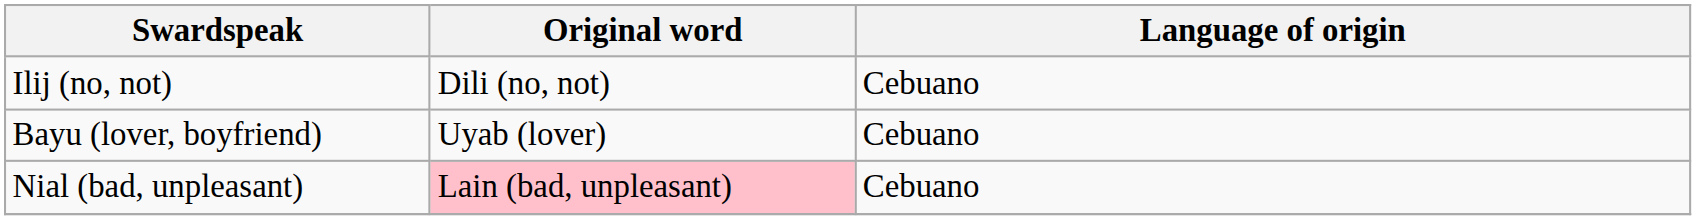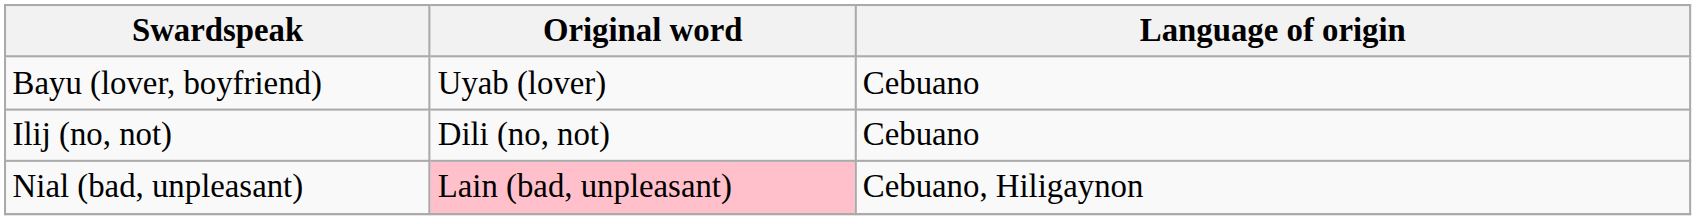rows swapped: (92, 82) <-> (167, 134)
(921, 186) Cebuano -> (1003, 186) Cebuano, Hiligaynon
